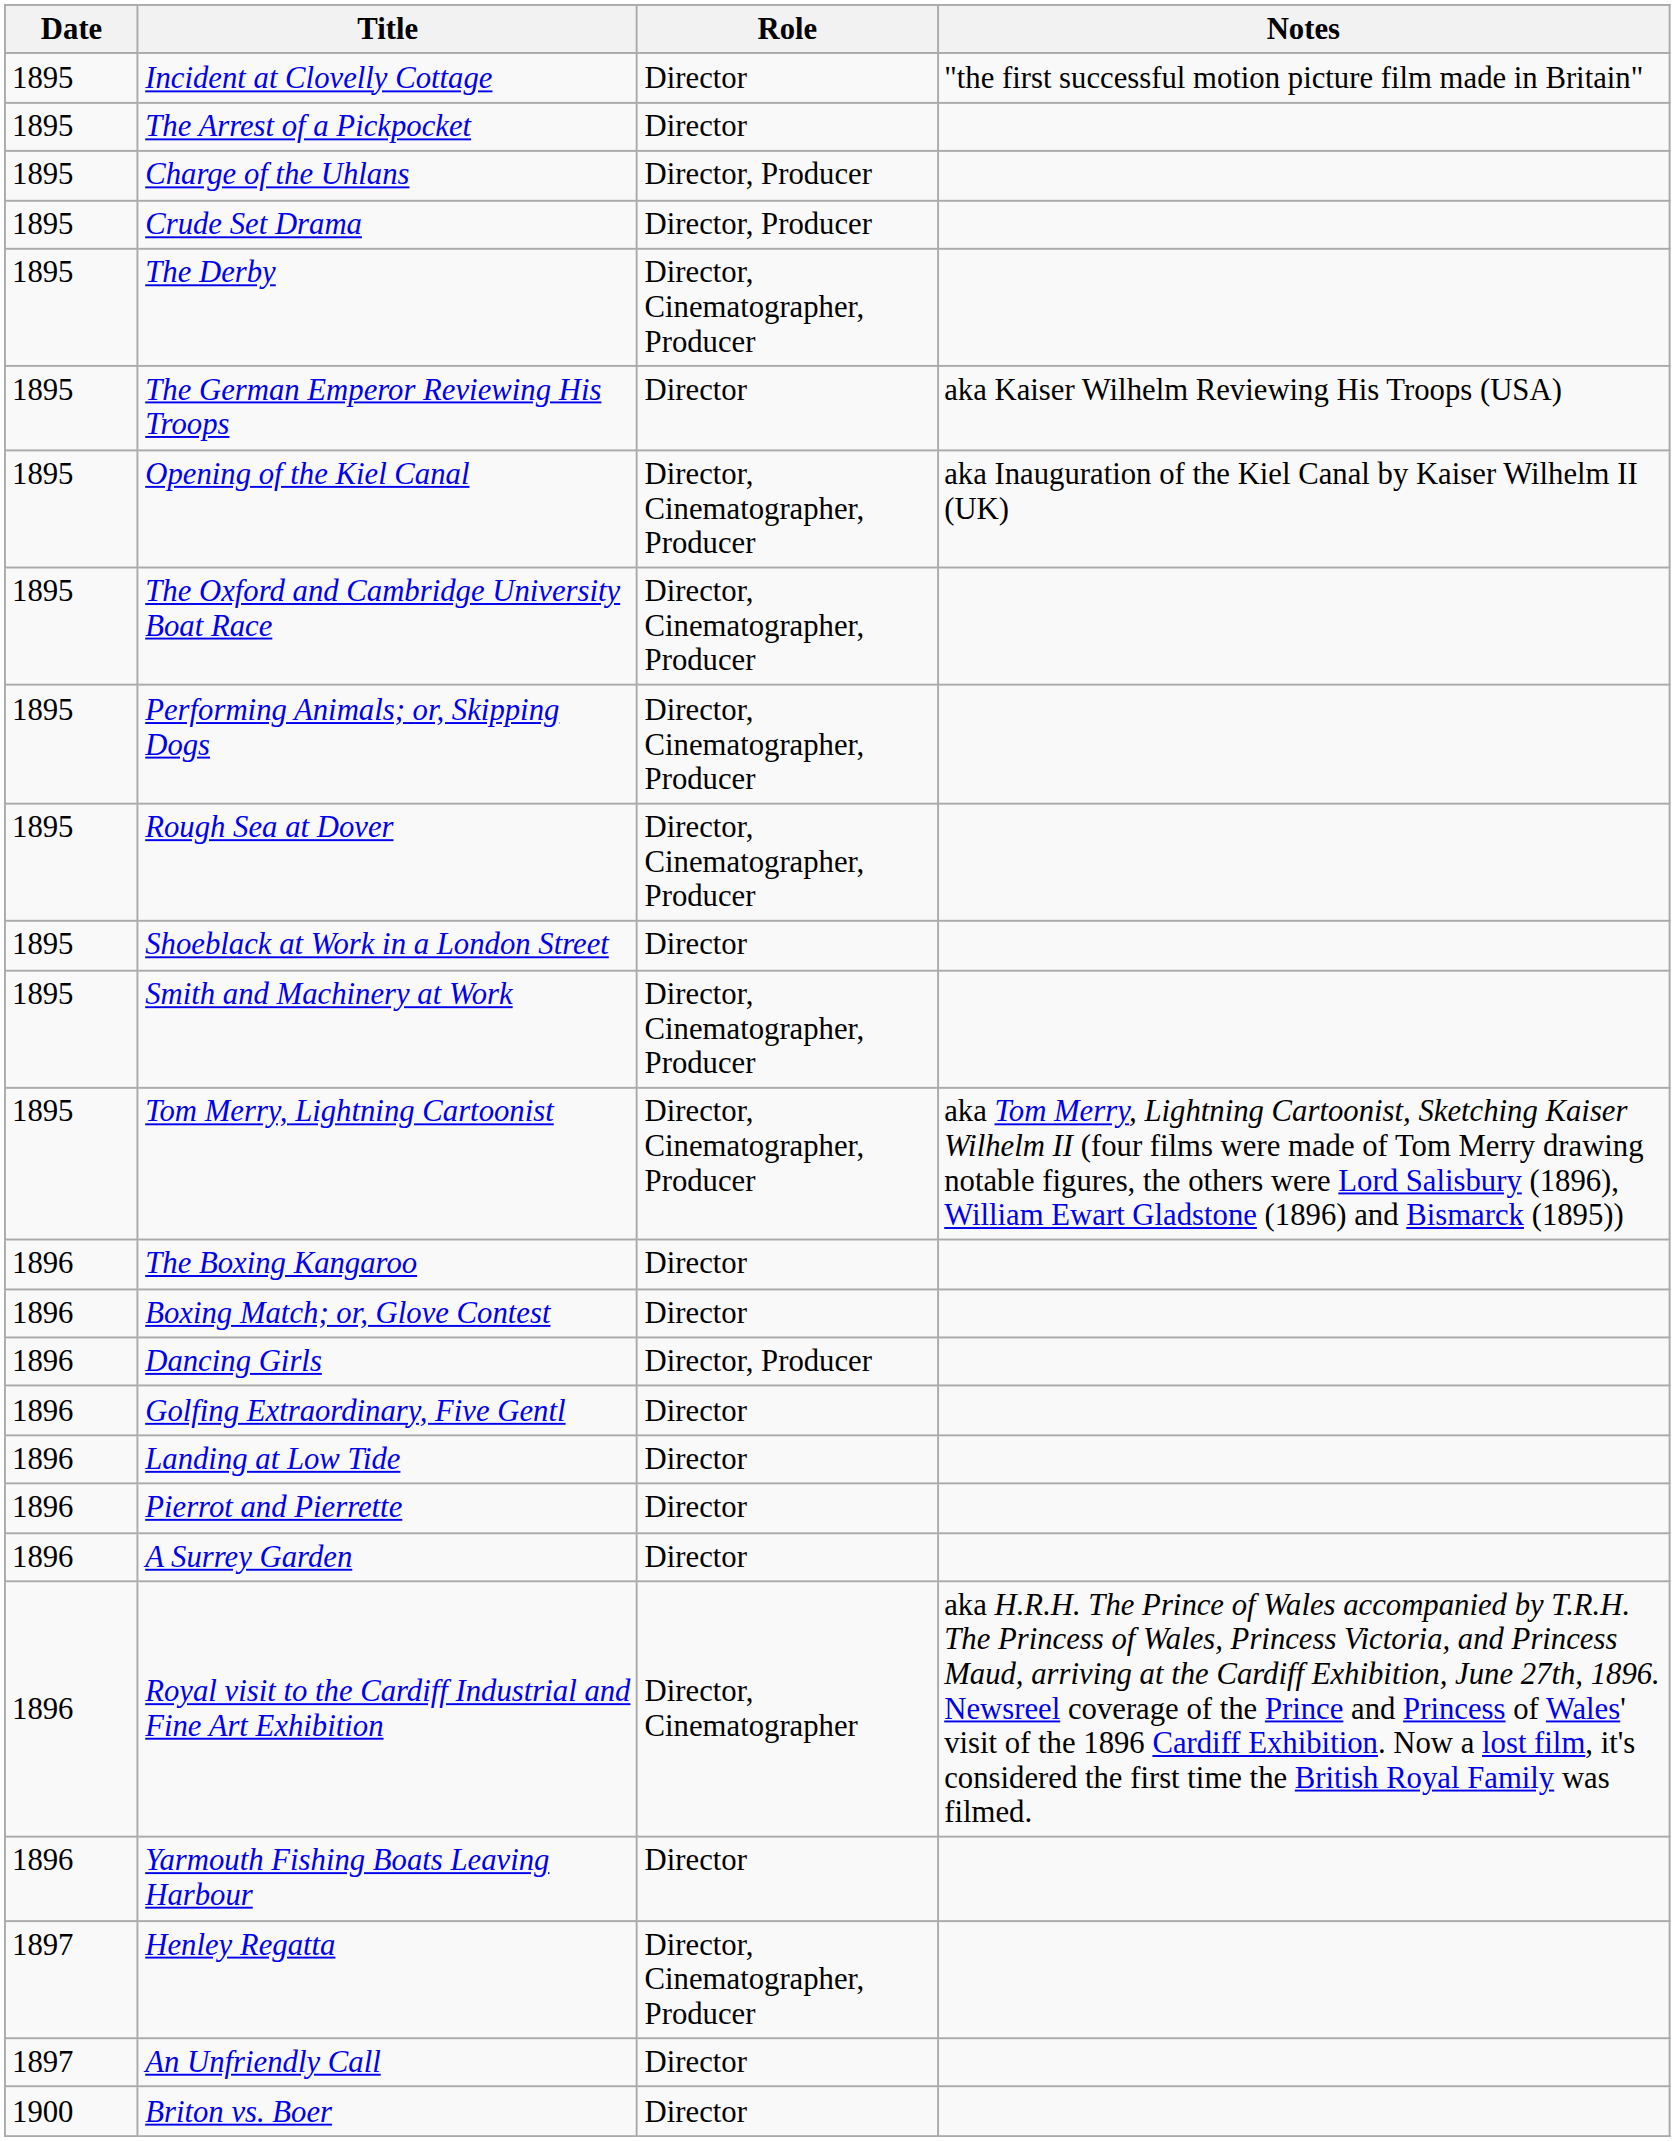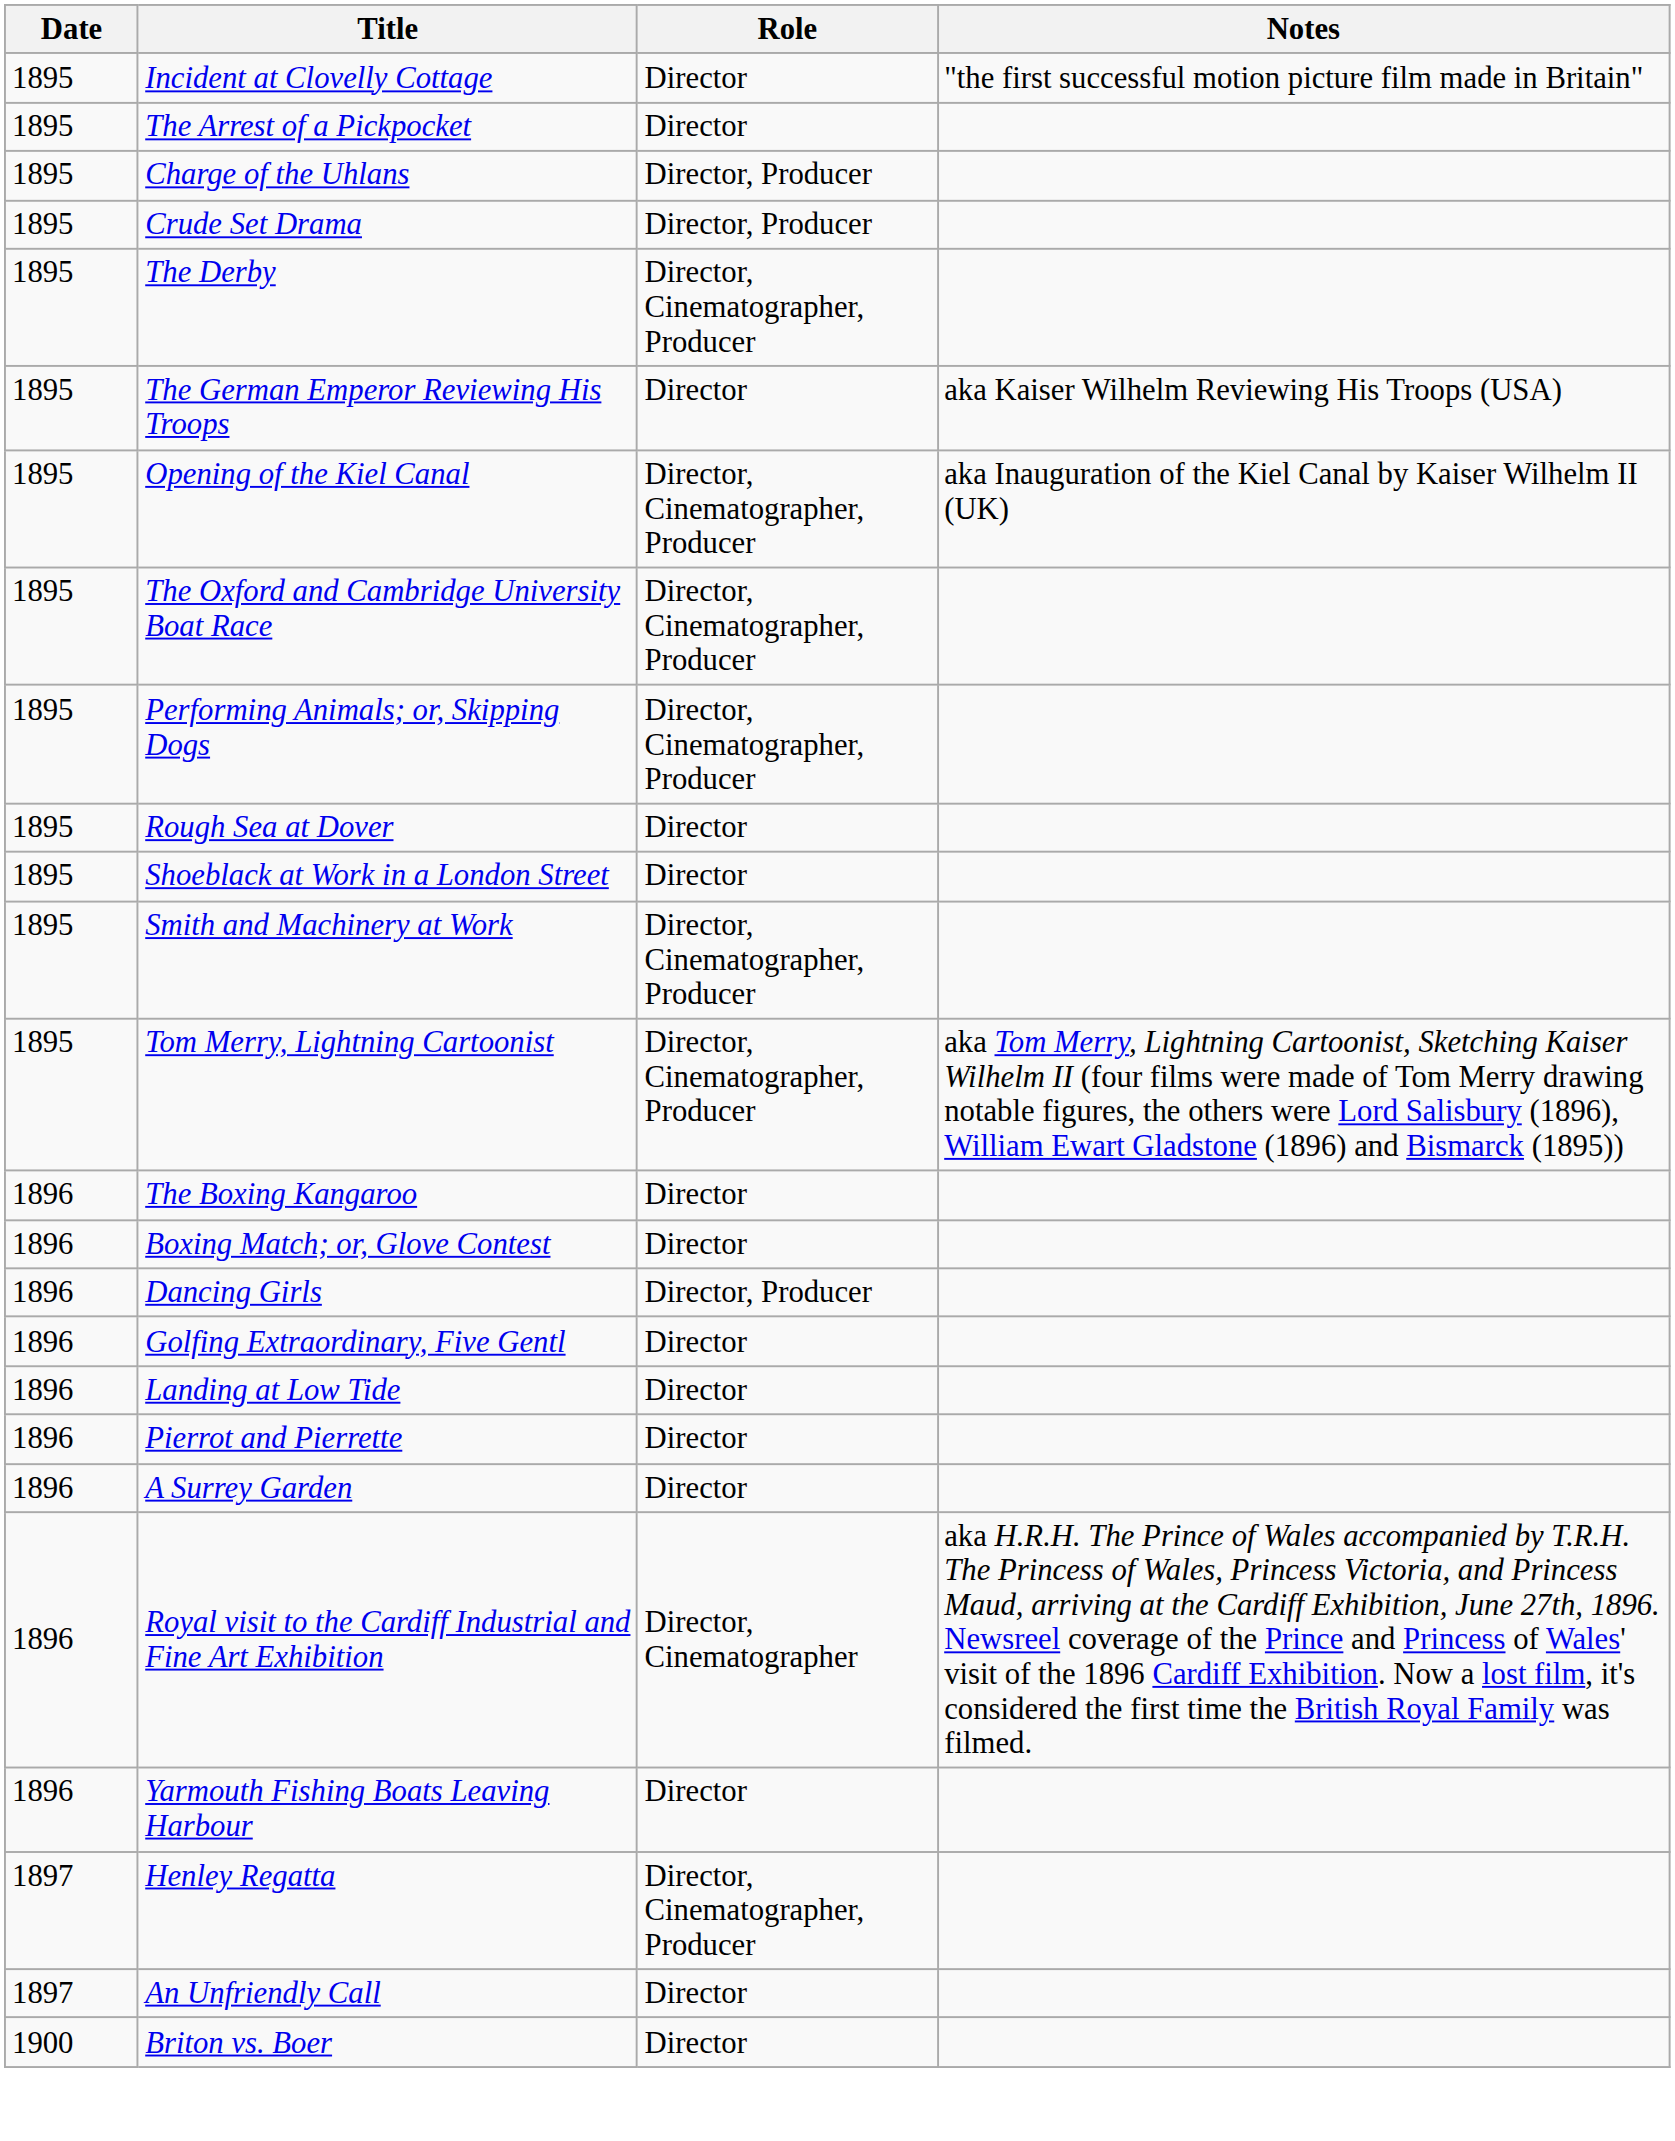(754, 861) Director, Cinematographer, Producer -> (696, 827) Director
